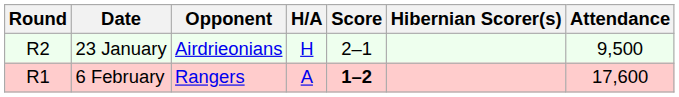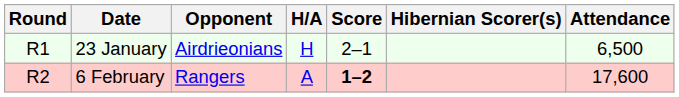(38, 48) R2 -> (38, 48) R1
(620, 48) 9,500 -> (620, 48) 6,500
(38, 77) R1 -> (38, 77) R2
